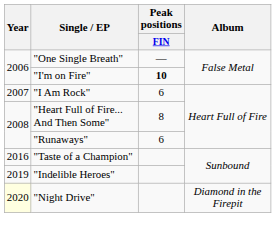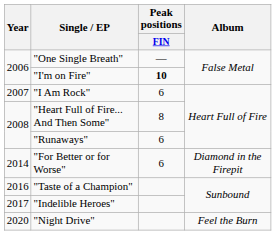+ row: (72, 163)
(18, 174) 2019 -> (18, 204) 2017
(18, 197) lightyellow background -> (18, 221) no background
(228, 197) Diamond in the Firepit -> (228, 221) Feel the Burn
